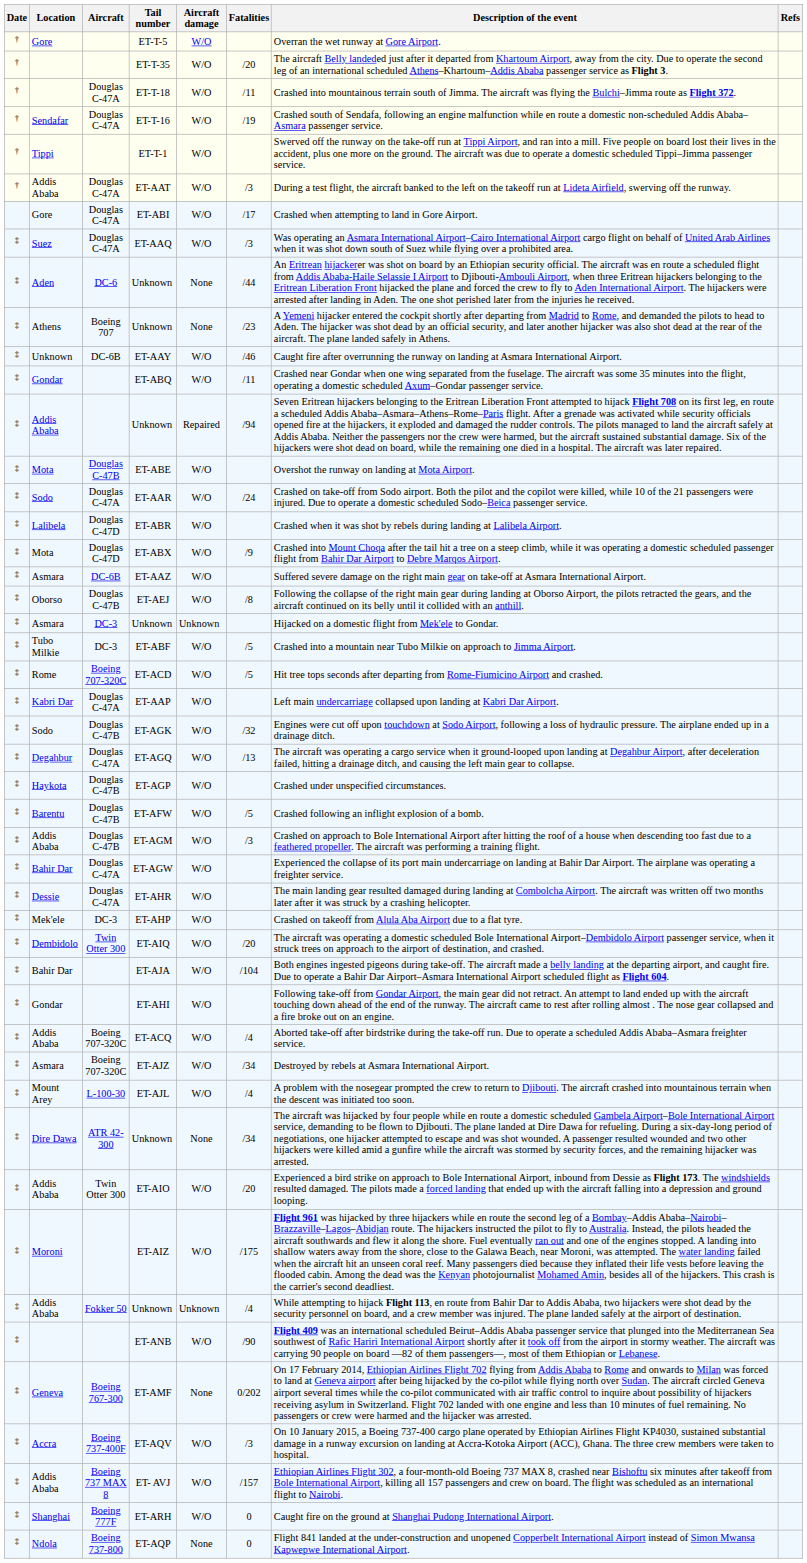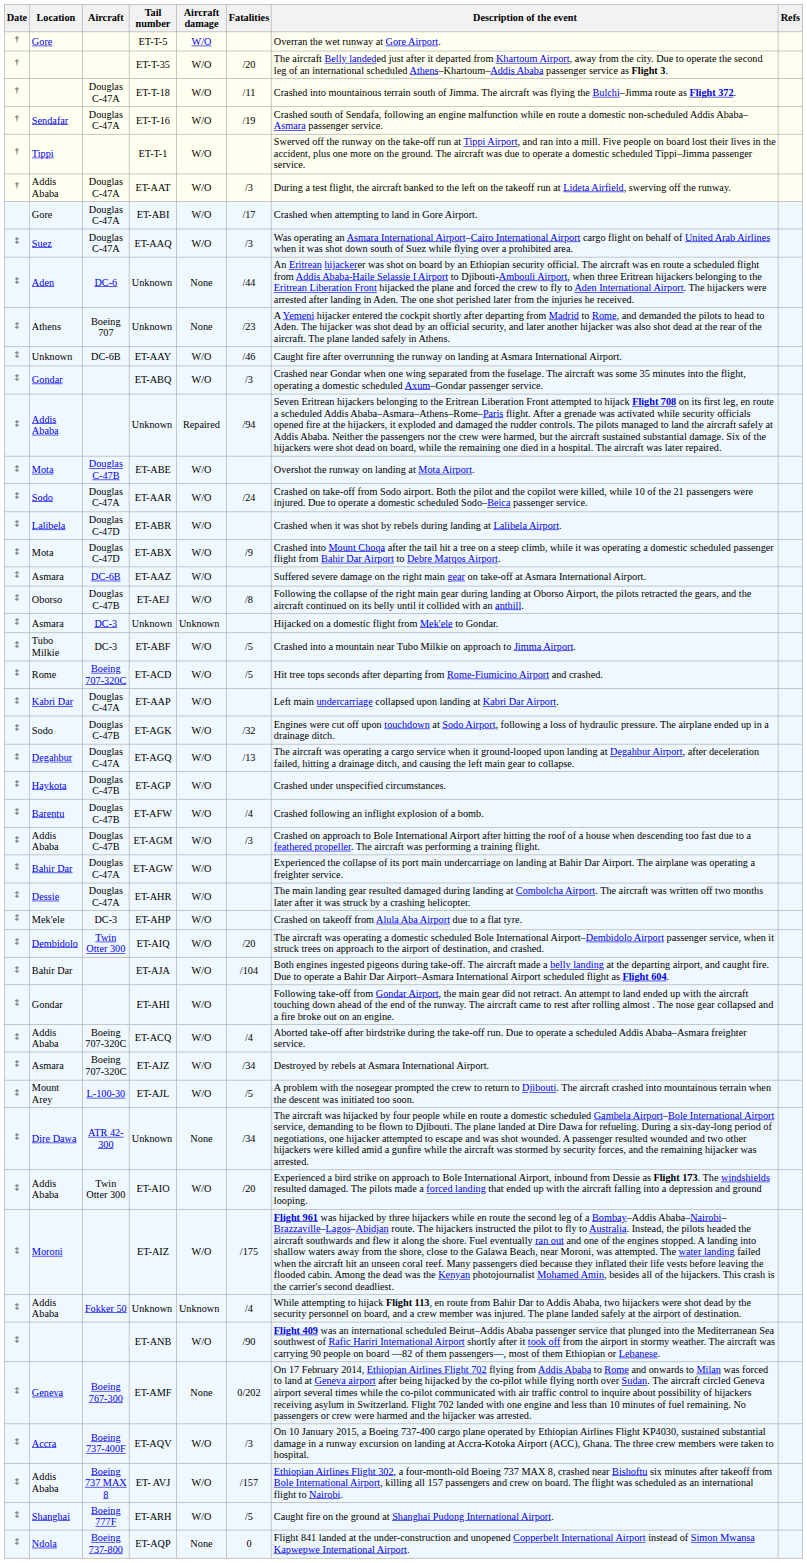(249, 380) /11 -> (249, 380) /3
(249, 813) /5 -> (249, 813) /4
(249, 1093) /4 -> (249, 1093) /5
(249, 1516) 0 -> (249, 1516) /5
